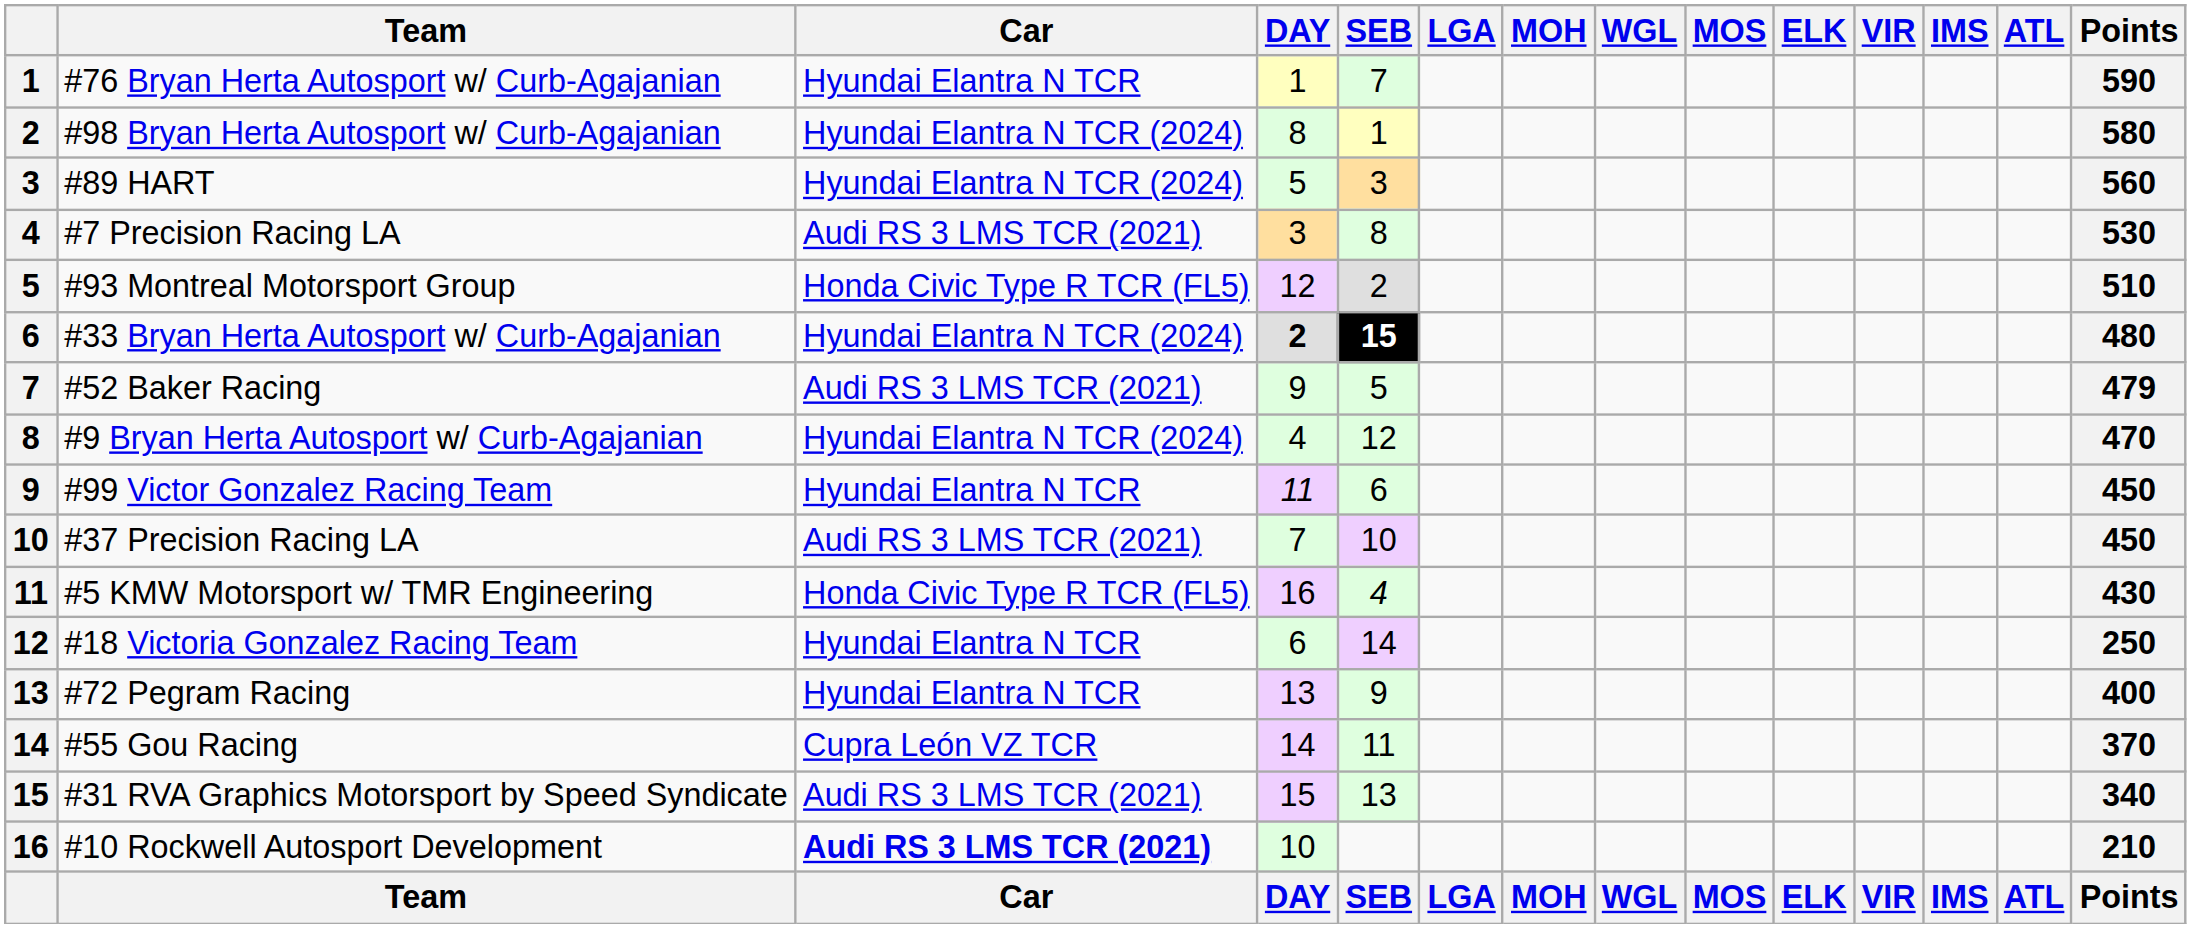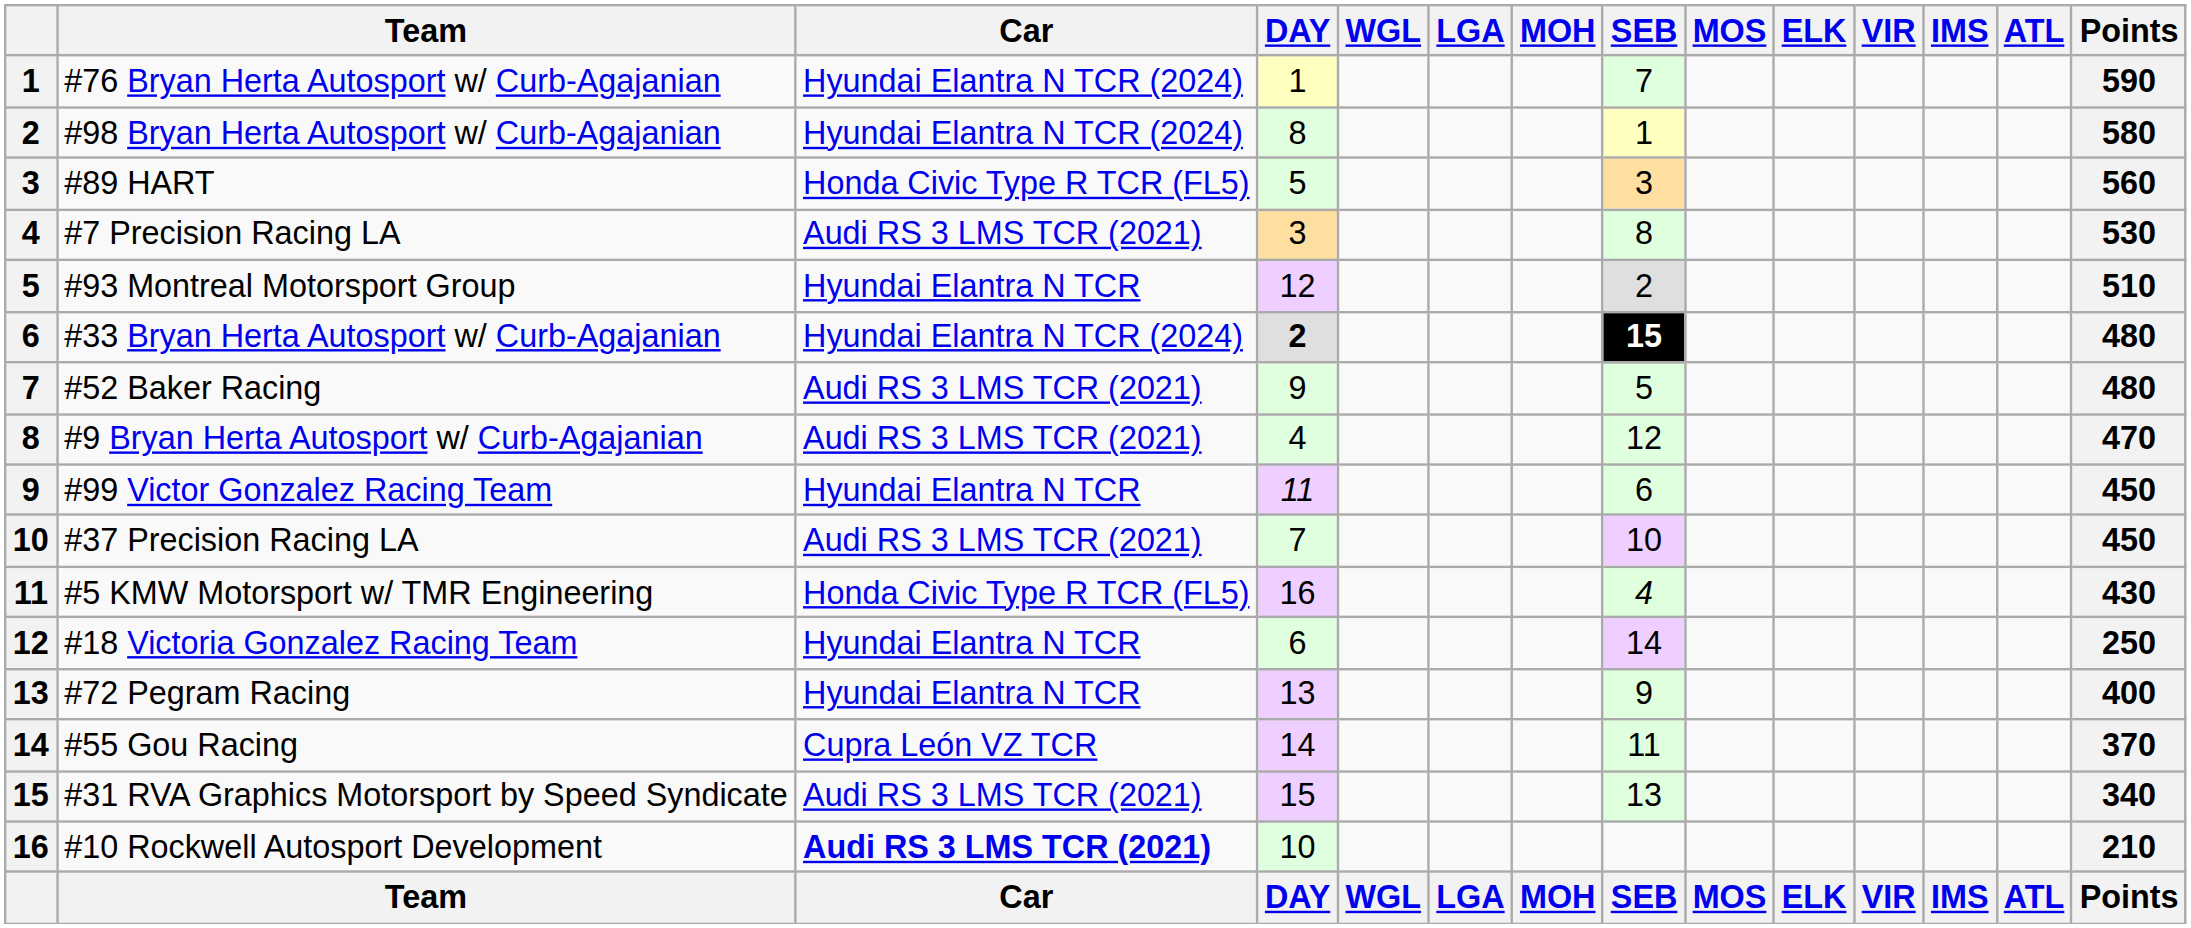columns swapped: (1379, 30) <-> (1640, 30)
(972, 81) Hyundai Elantra N TCR -> (1023, 81) Hyundai Elantra N TCR (2024)
(1023, 183) Hyundai Elantra N TCR (2024) -> (1026, 183) Honda Civic Type R TCR (FL5)
(1026, 285) Honda Civic Type R TCR (FL5) -> (972, 285) Hyundai Elantra N TCR
(2129, 387) 479 -> (2129, 387) 480
(1023, 438) Hyundai Elantra N TCR (2024) -> (1002, 438) Audi RS 3 LMS TCR (2021)
